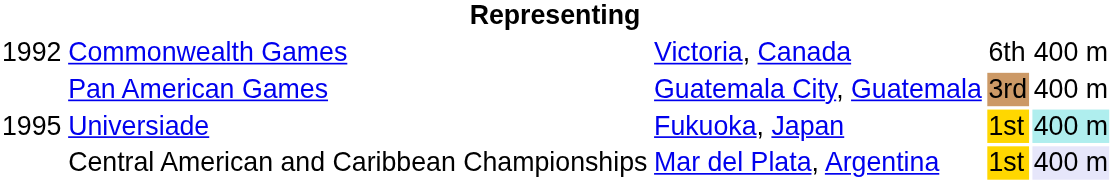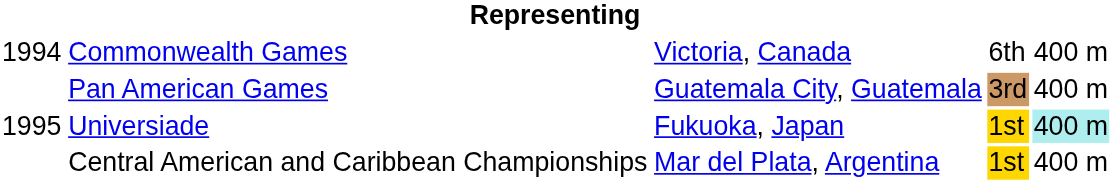(32, 52) 1992 -> (32, 52) 1994
(1071, 162) lavender background -> (1071, 162) no background
